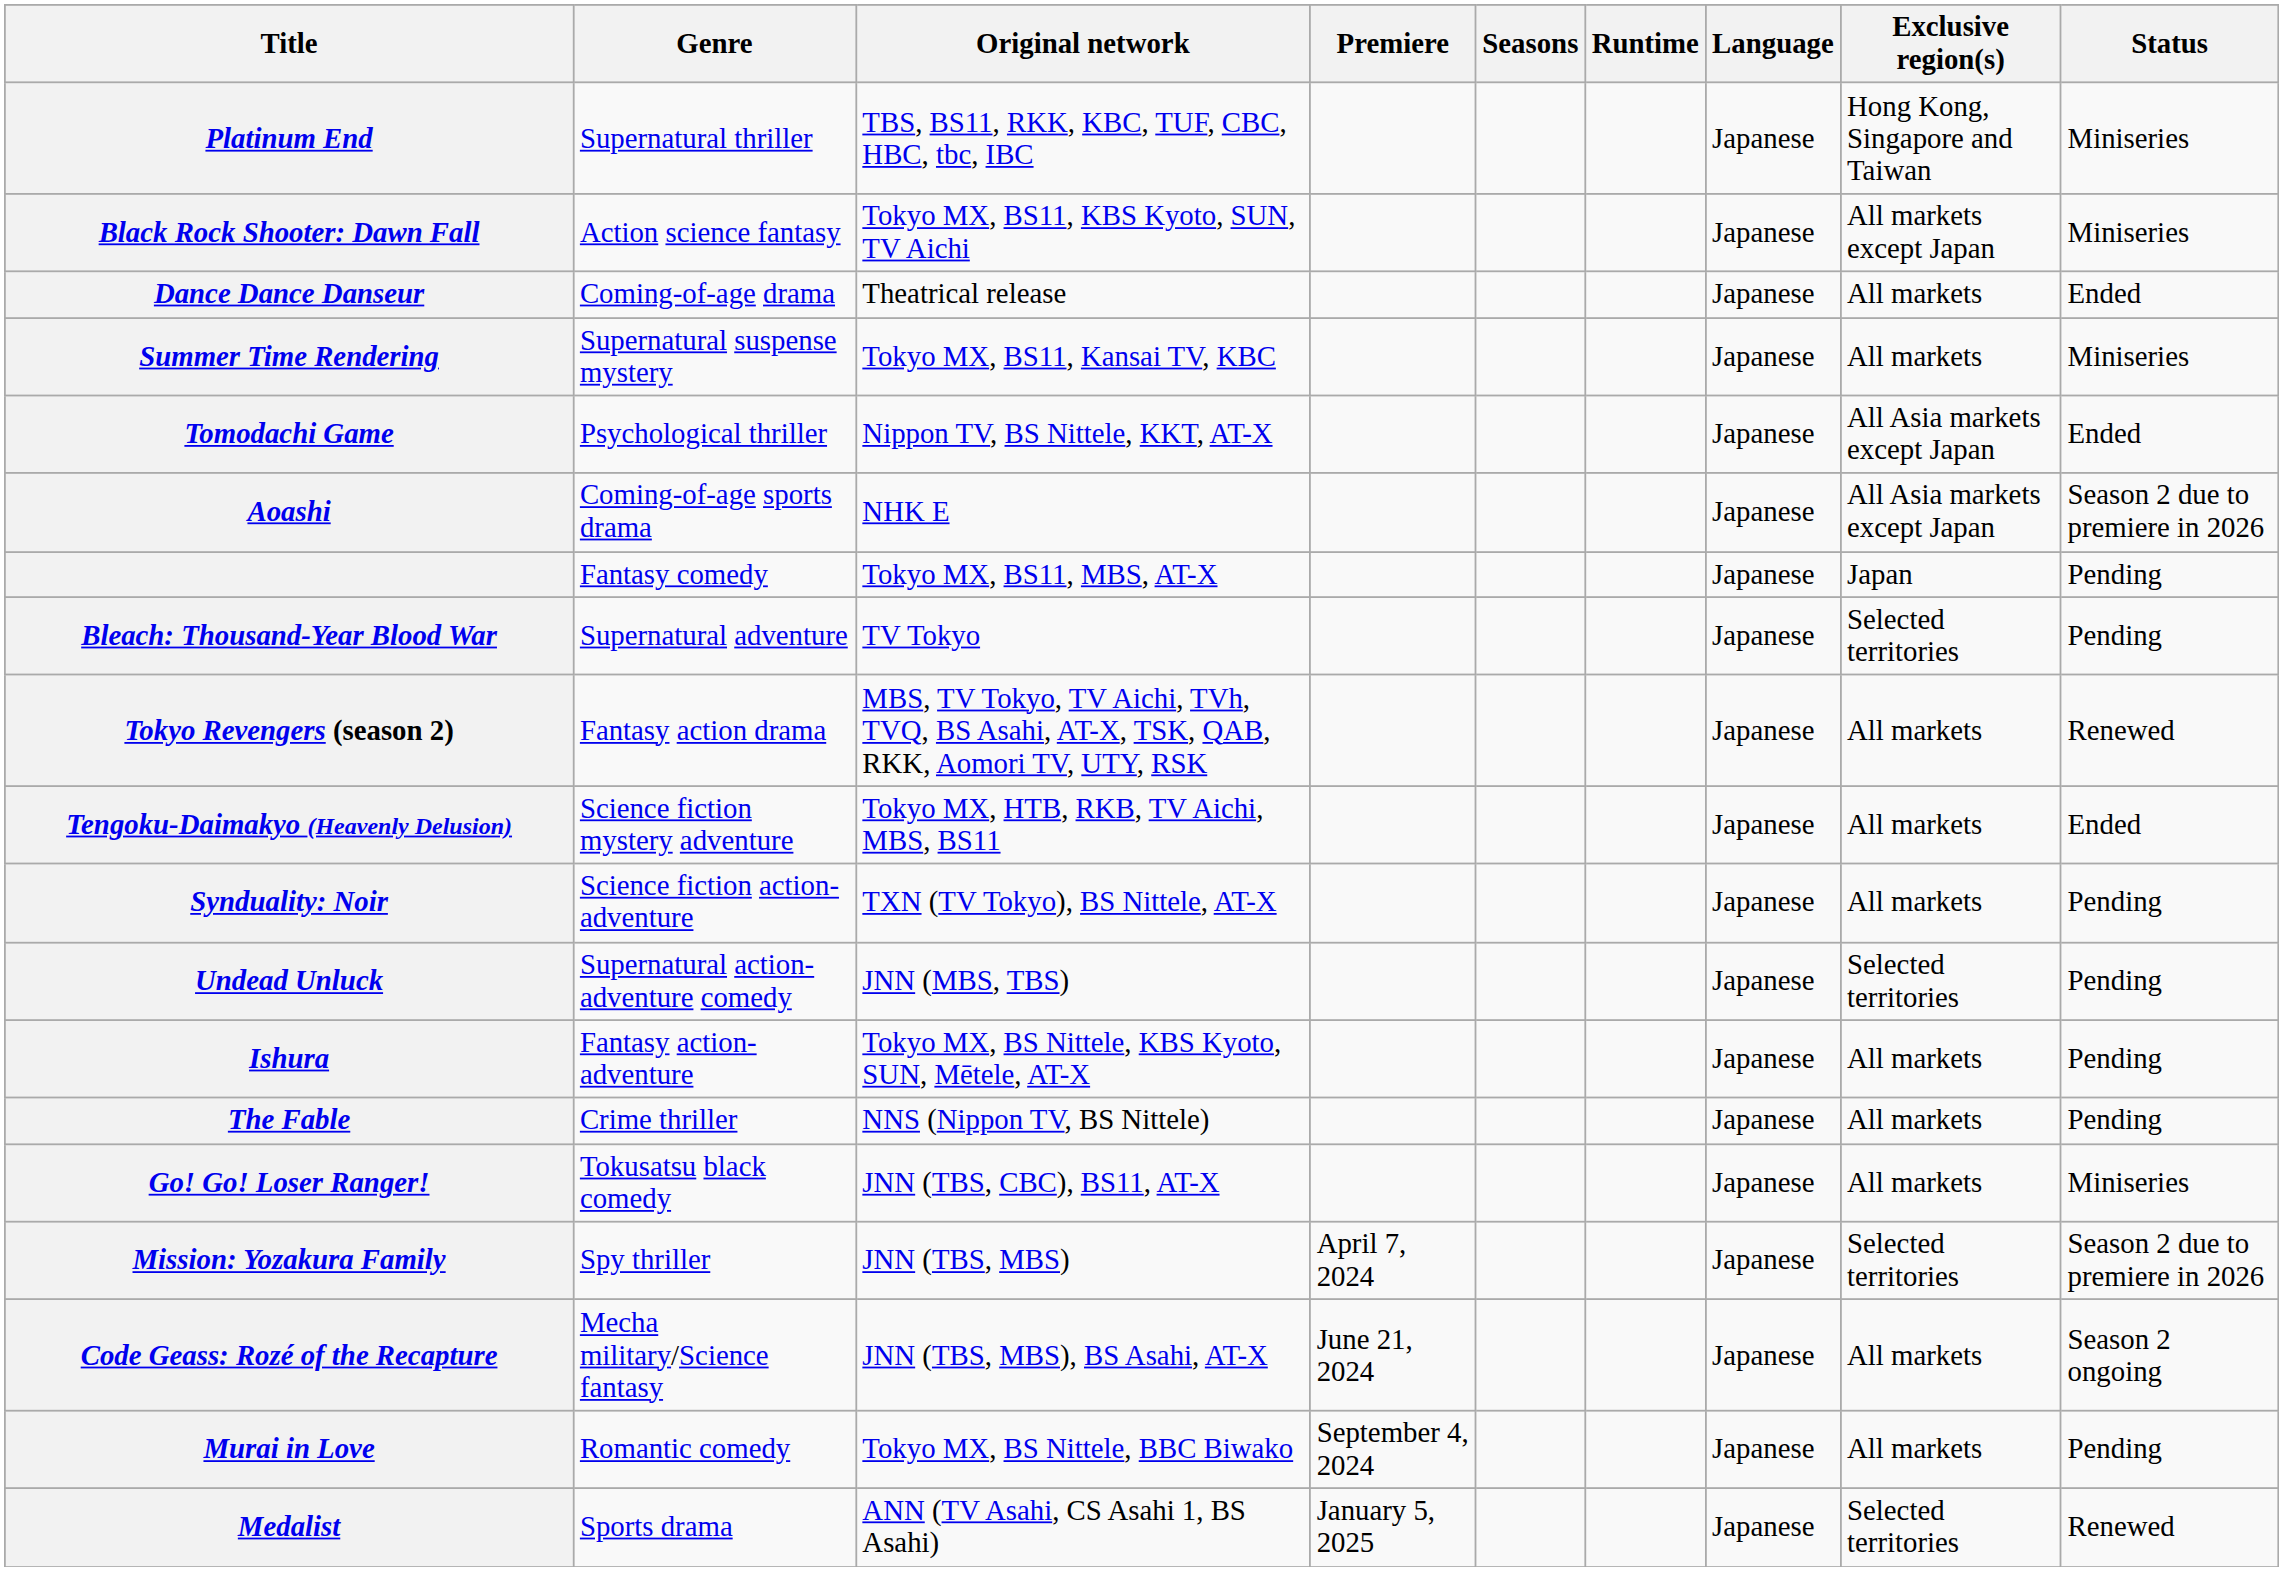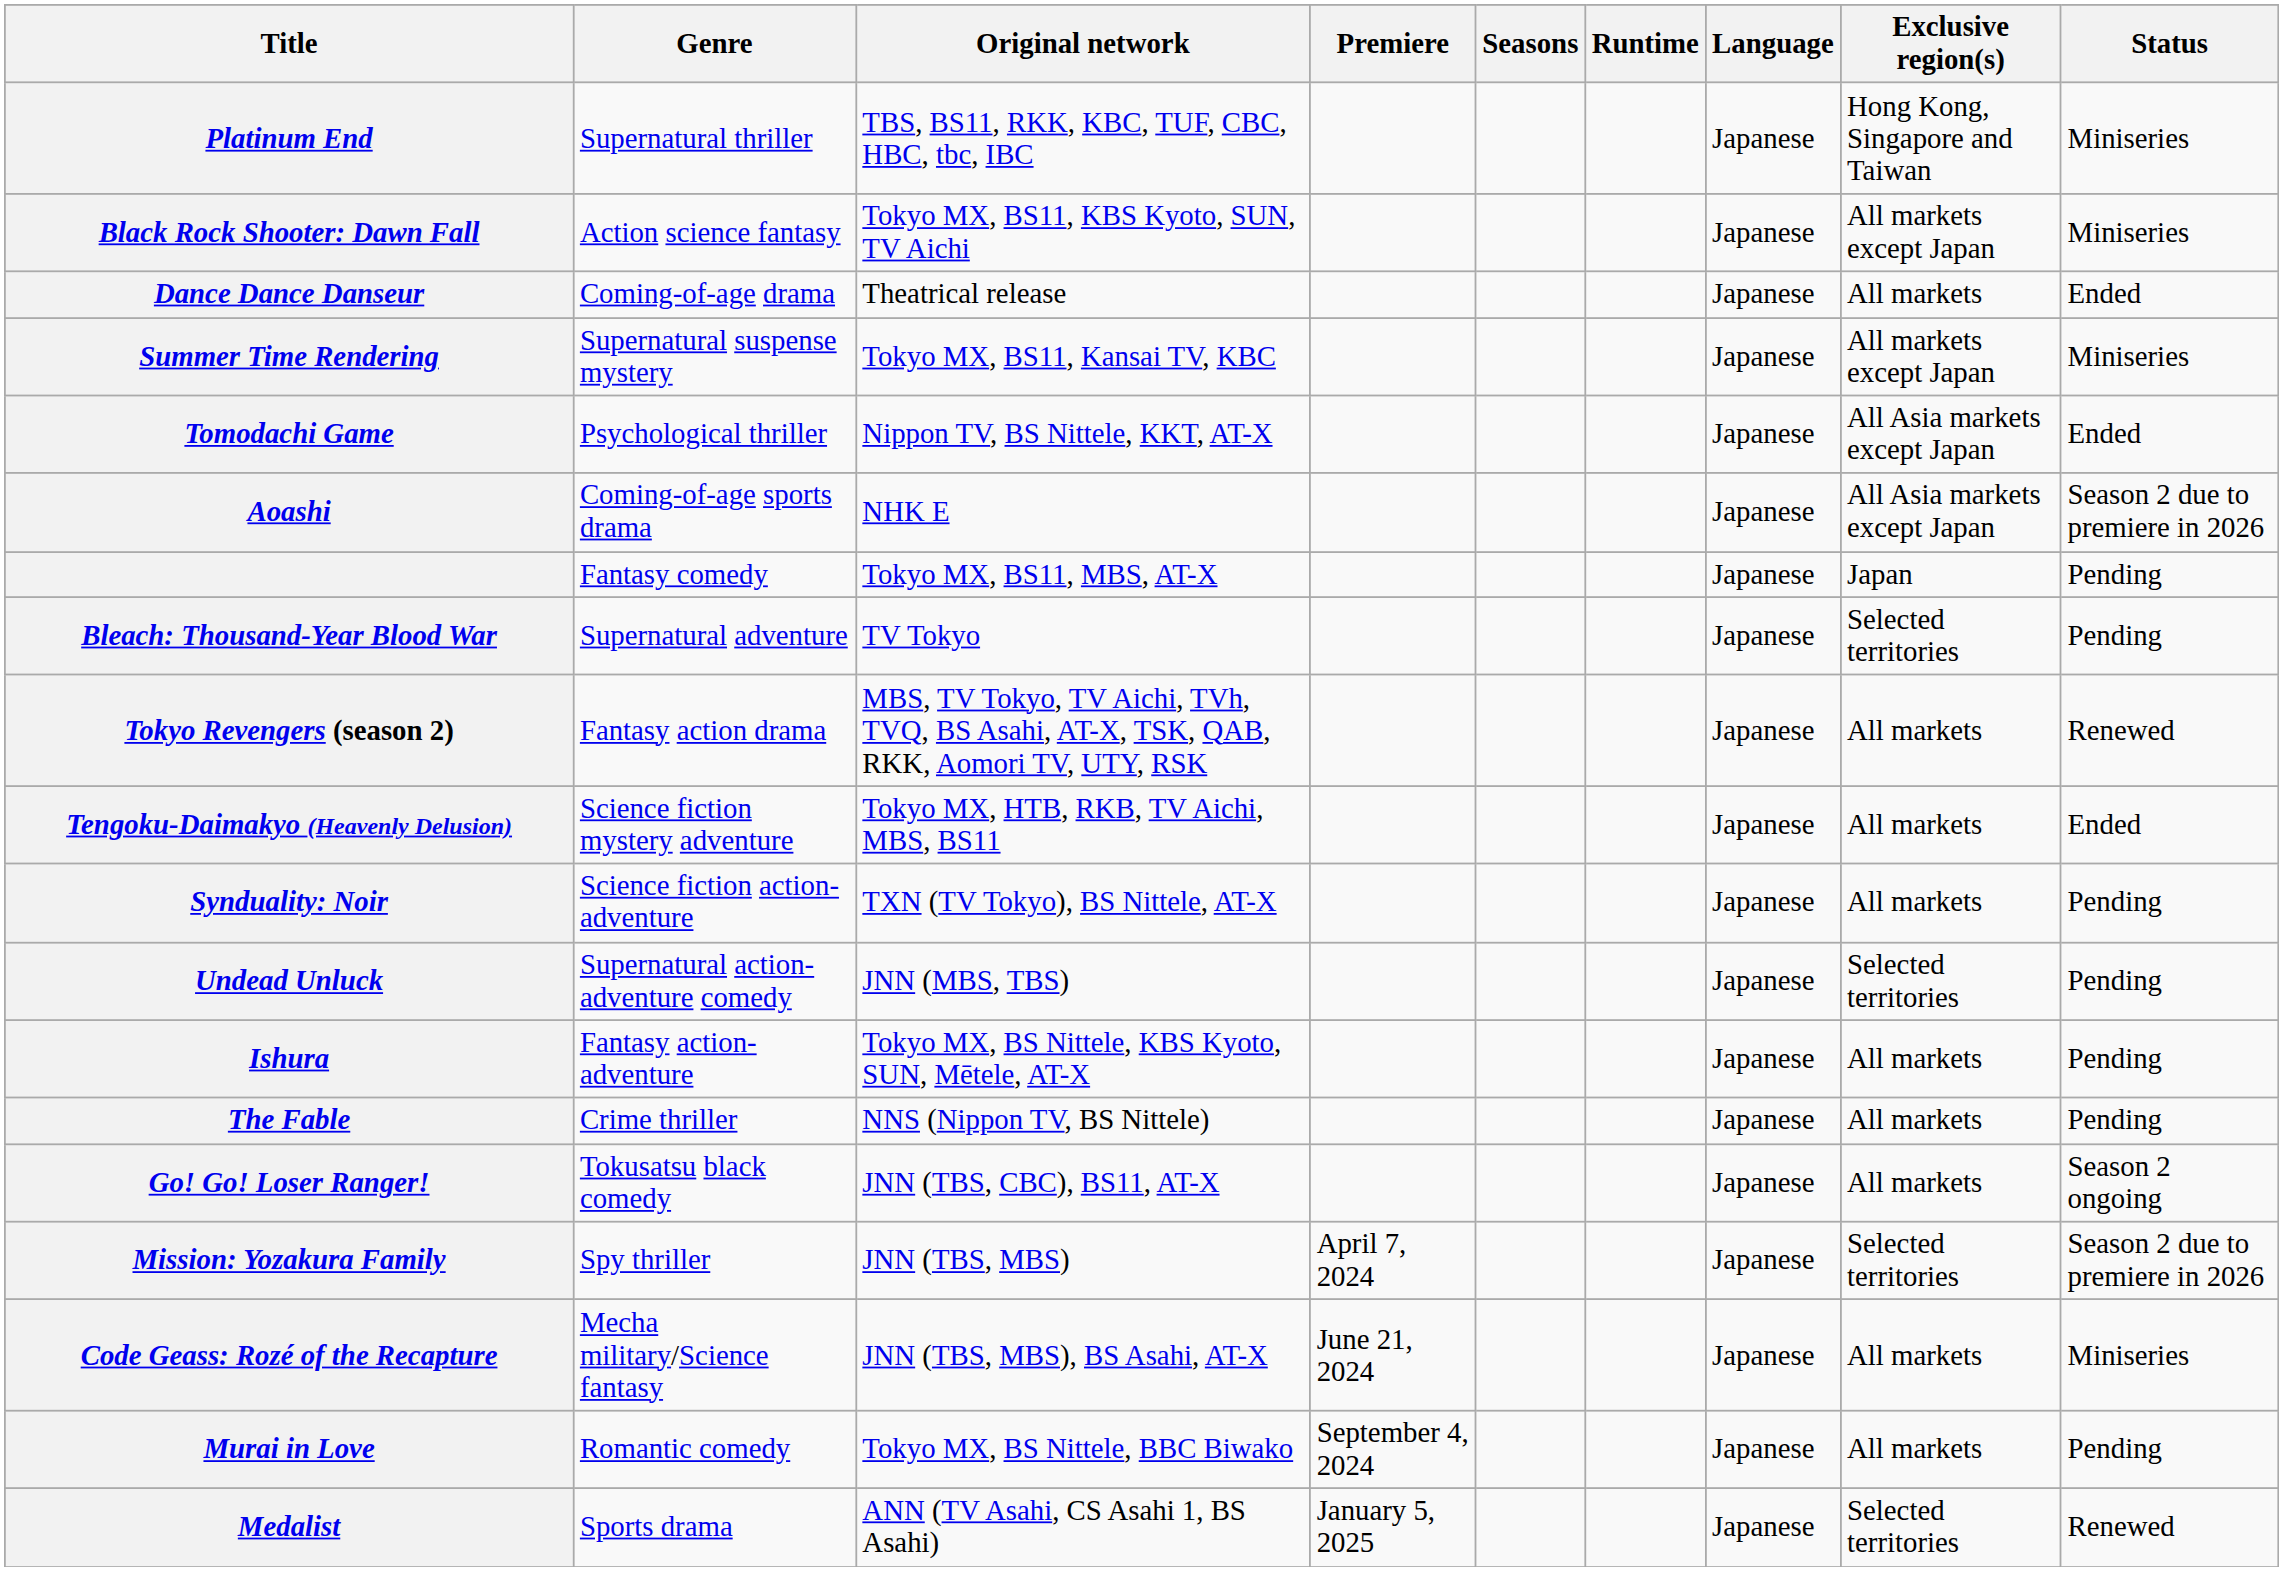(1915, 355) All markets -> (1921, 355) All markets except Japan
(2128, 1182) Miniseries -> (2119, 1182) Season 2 ongoing
(2119, 1354) Season 2 ongoing -> (2128, 1354) Miniseries
